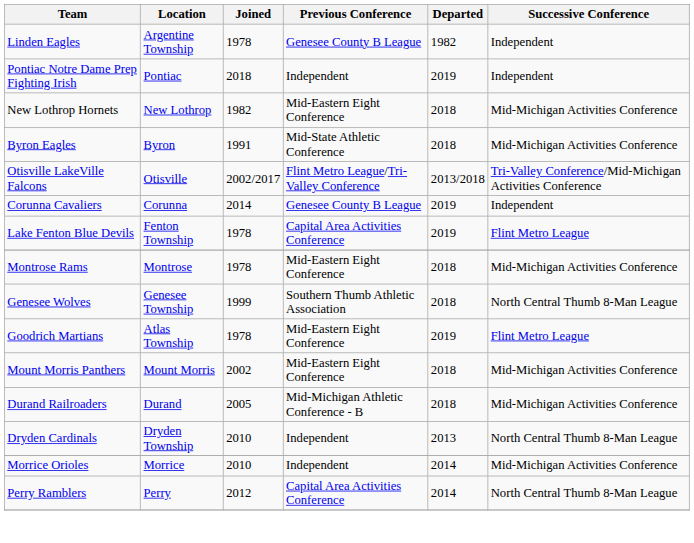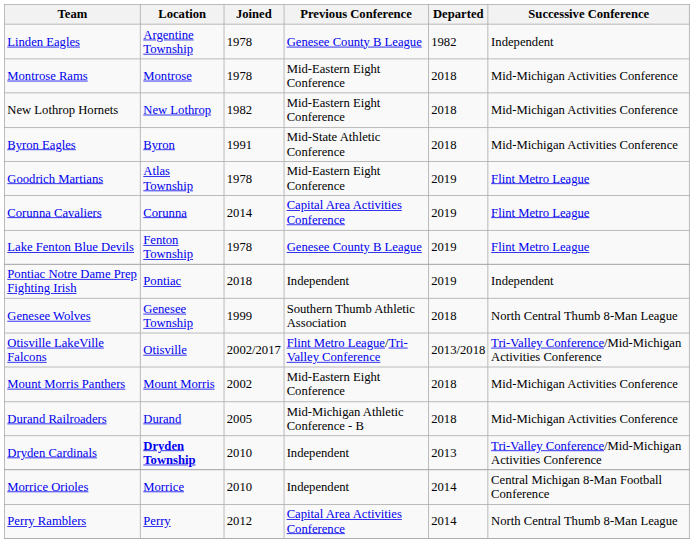rows swapped: (48, 267) <-> (72, 75)
rows swapped: (55, 335) <-> (56, 178)
(354, 205) Genesee County B League -> (344, 213) Capital Area Activities Conference
(522, 205) Independent -> (540, 213) Flint Metro League
(344, 233) Capital Area Activities Conference -> (354, 247) Genesee County B League
(168, 438) normal -> (169, 452) bold
(584, 438) North Central Thumb 8-Man League -> (586, 452) Tri-Valley Conference/Mid-Michigan Activities Conference
(584, 465) Mid-Michigan Activities Conference -> (577, 487) Central Michigan 8-Man Football Conference
